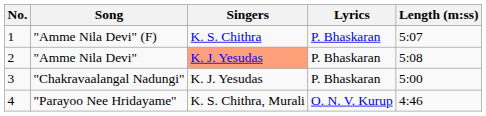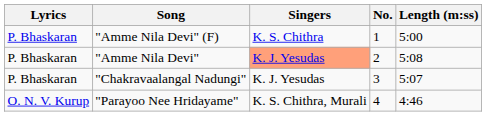columns swapped: (17, 15) <-> (352, 15)
(411, 36) 5:07 -> (411, 36) 5:00
(411, 79) 5:00 -> (411, 79) 5:07
